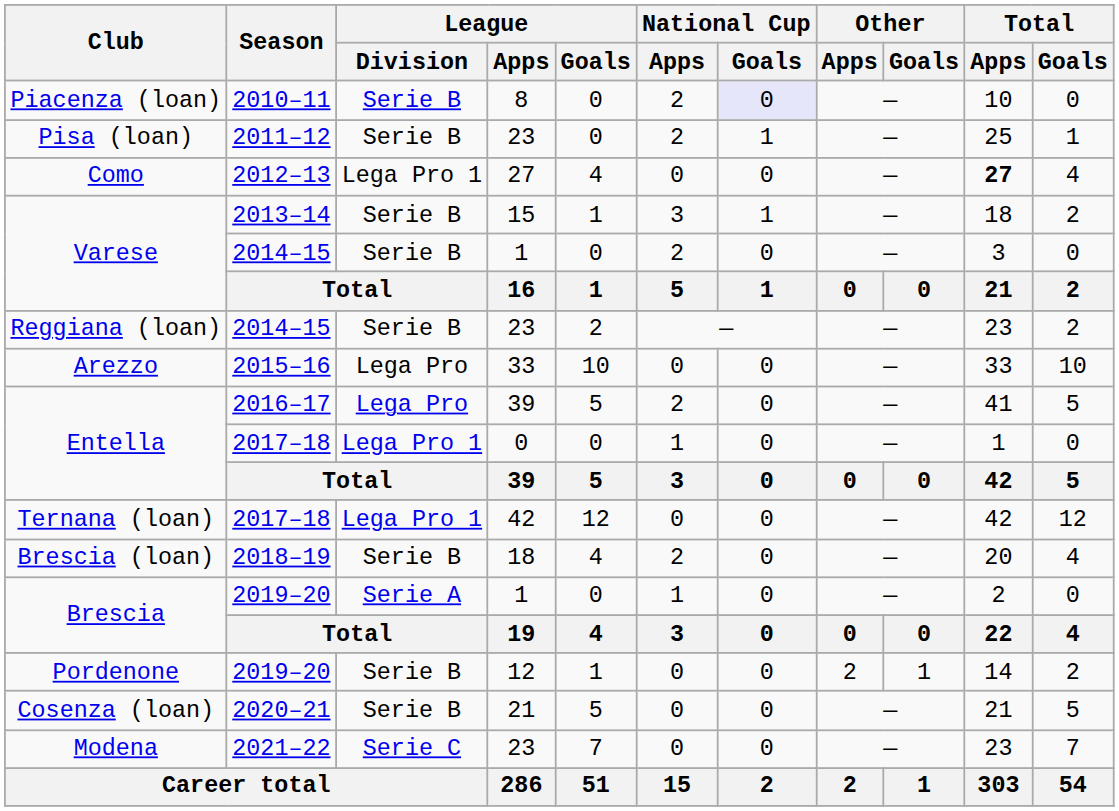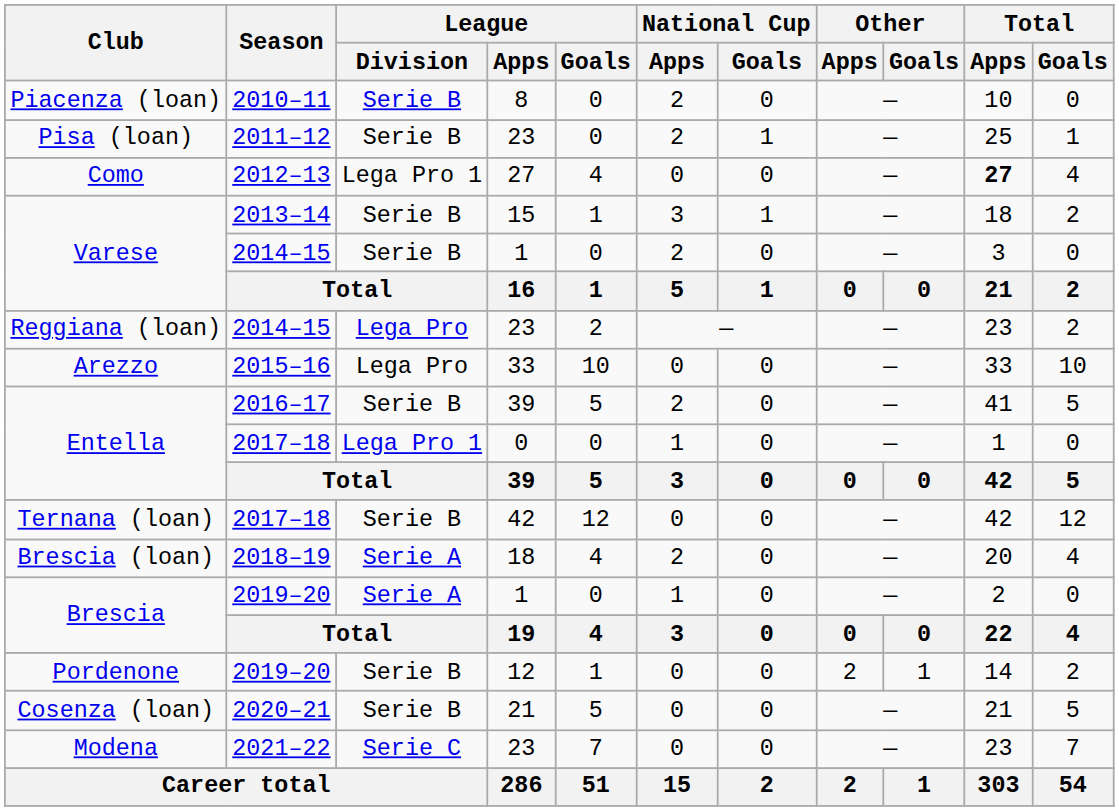(767, 100) lavender background -> (767, 100) no background
(412, 329) Serie B -> (412, 329) Lega Pro
(412, 405) Lega Pro -> (412, 405) Serie B
(412, 520) Lega Pro 1 -> (412, 520) Serie B
(412, 558) Serie B -> (412, 558) Serie A
